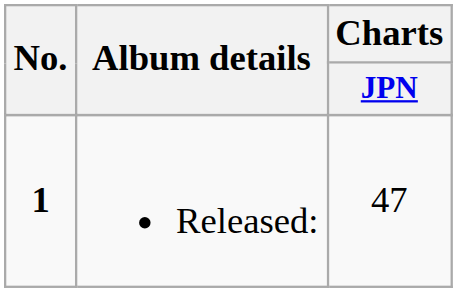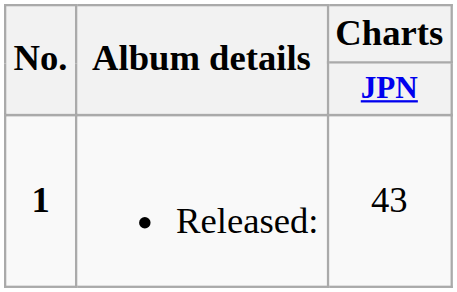(389, 200) 47 -> (389, 200) 43
